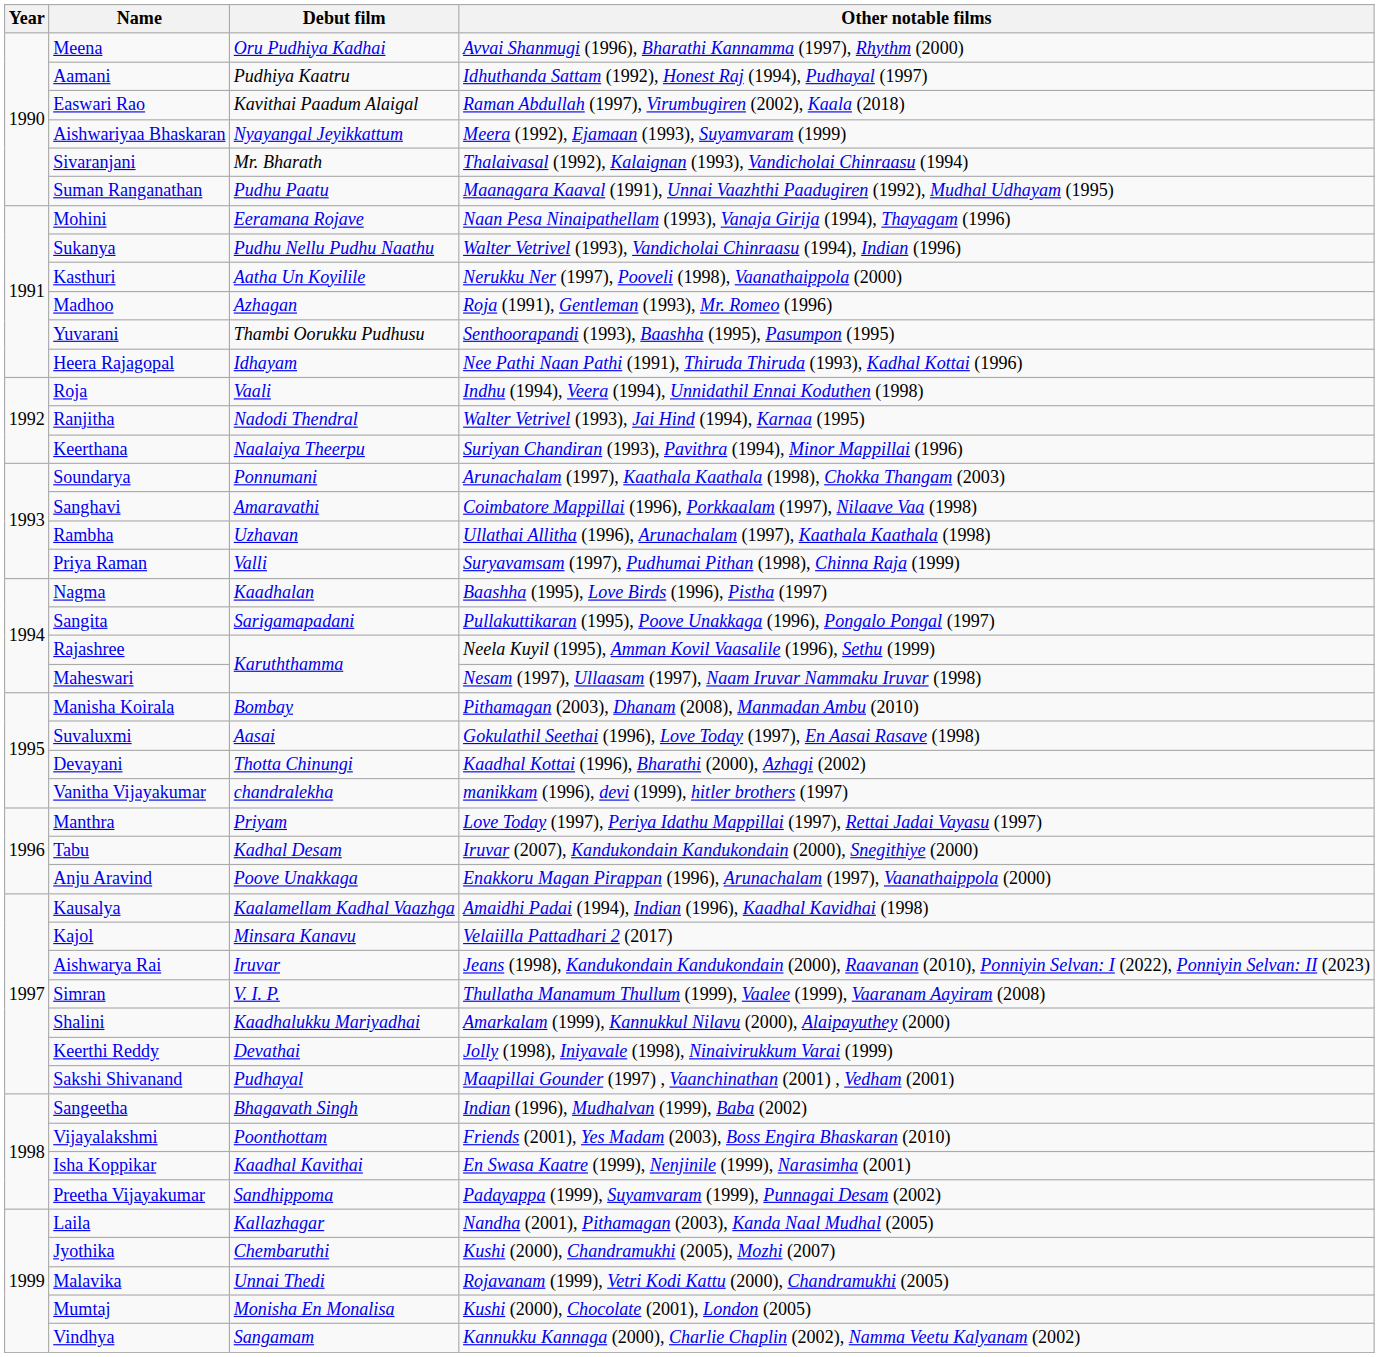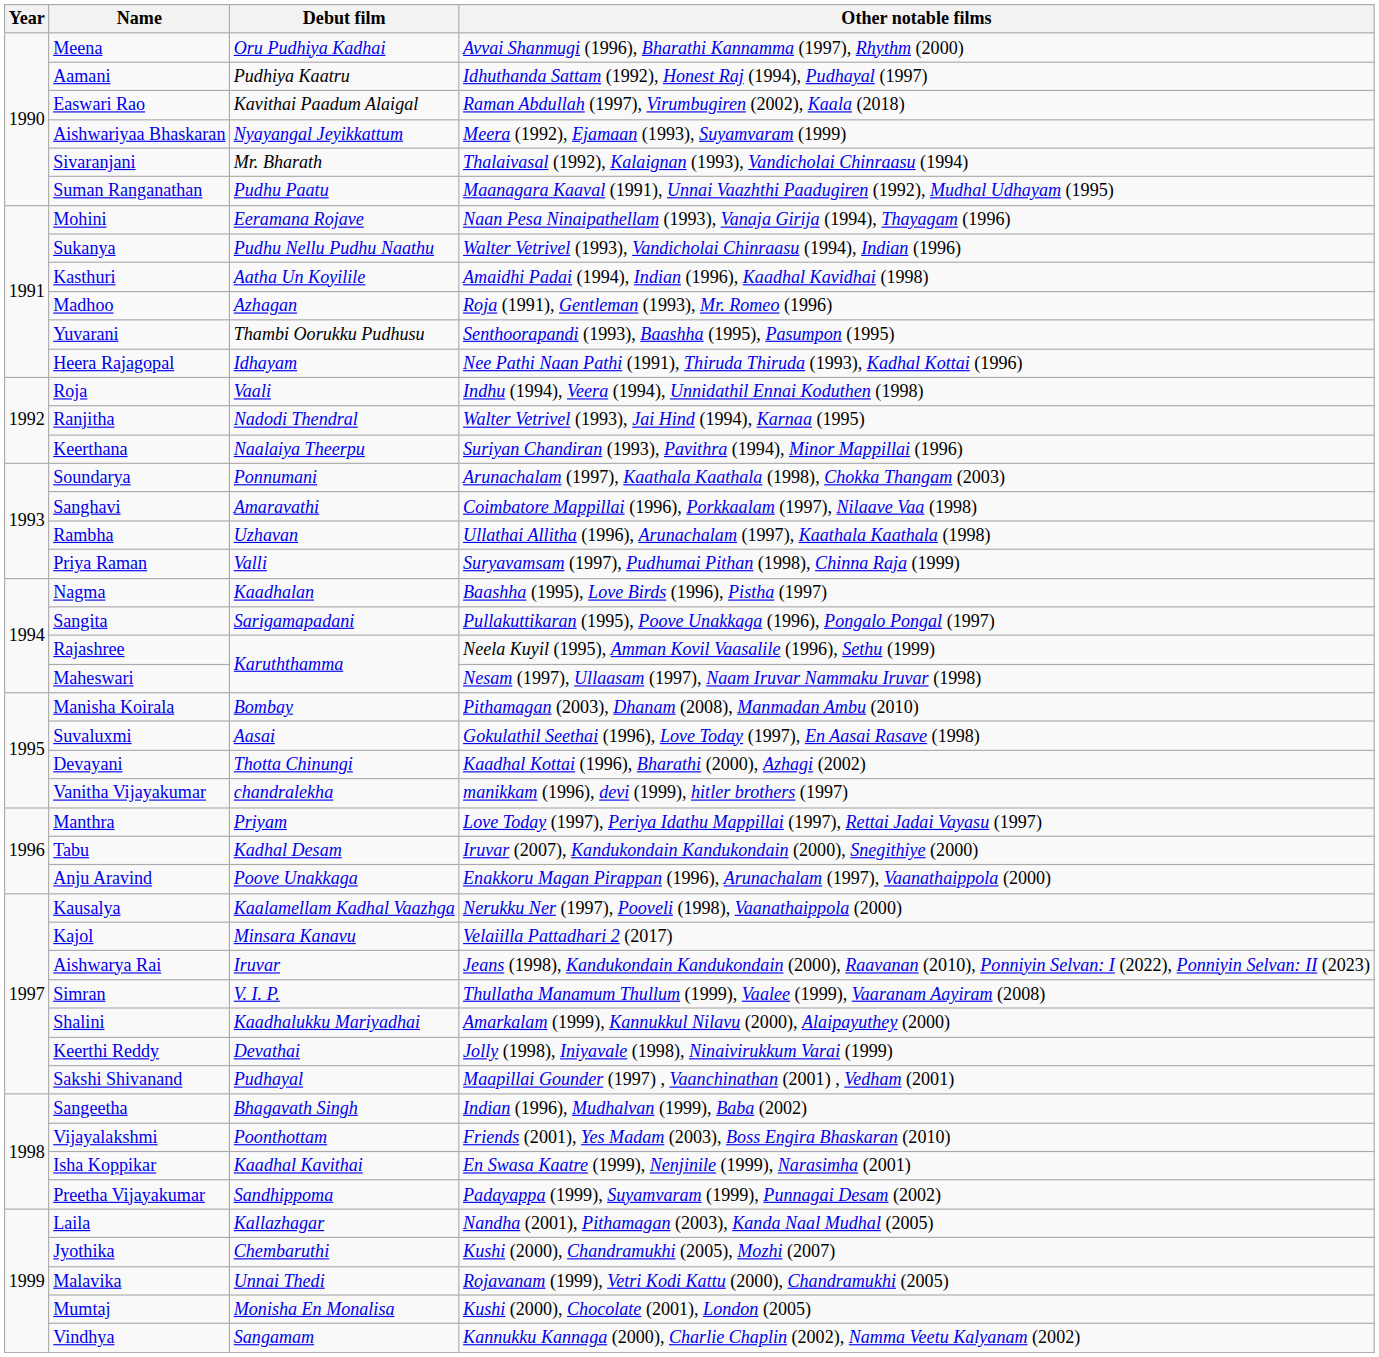(683, 276) Nerukku Ner (1997), Pooveli (1998), Vaanathaippola (2000) -> (696, 276) Amaidhi Padai (1994), Indian (1996), Kaadhal Kavidhai (1998)
(696, 907) Amaidhi Padai (1994), Indian (1996), Kaadhal Kavidhai (1998) -> (683, 907) Nerukku Ner (1997), Pooveli (1998), Vaanathaippola (2000)
